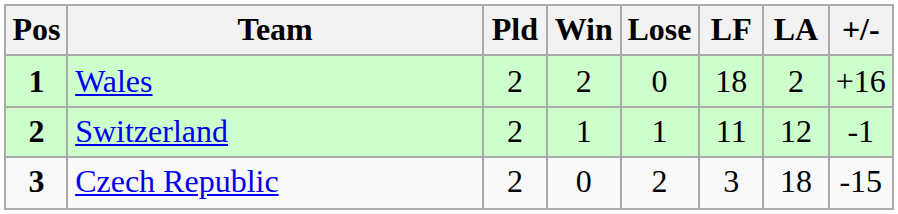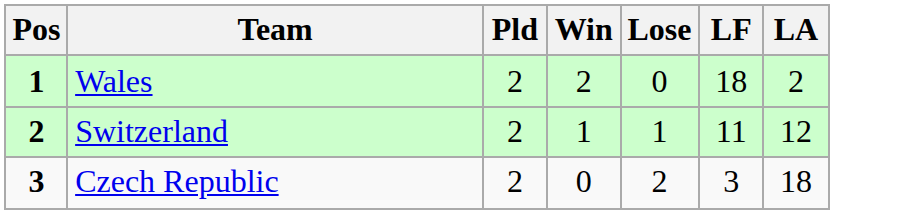- column: (861, 29)
